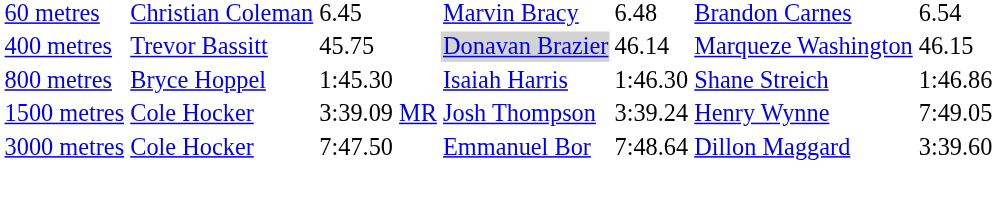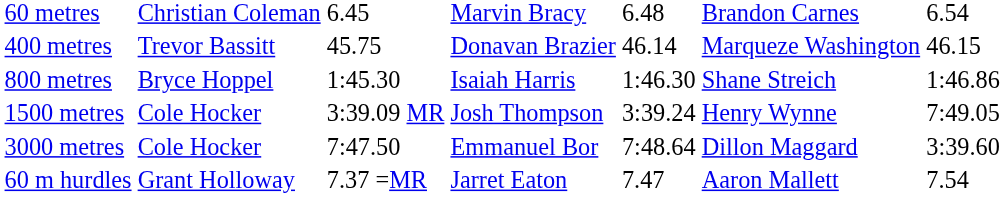(526, 46) lightgrey background -> (533, 46) no background
+ row: (68, 180)
